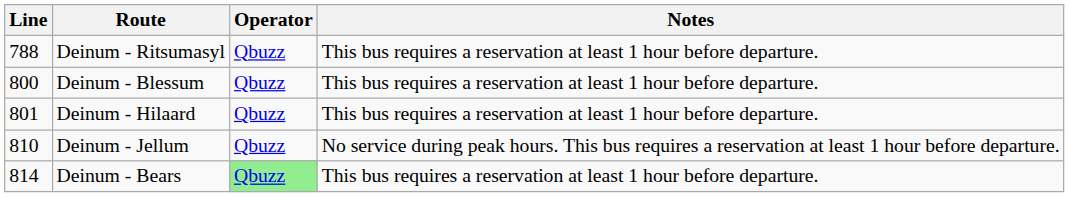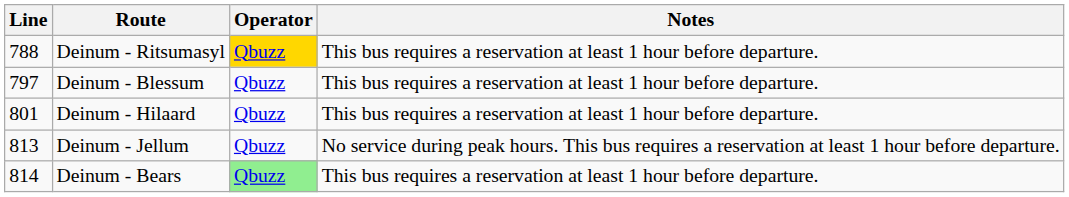(260, 51) no background -> (260, 51) gold background
(24, 82) 800 -> (24, 82) 797
(24, 144) 810 -> (24, 144) 813
